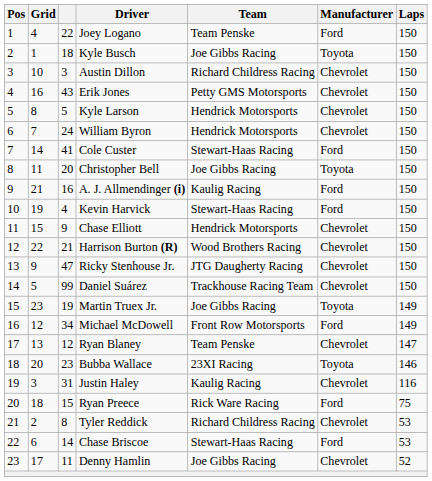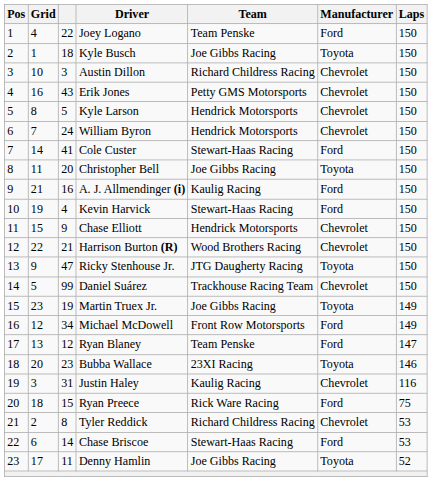(344, 266) Chevrolet -> (337, 266) Toyota
(344, 344) Chevrolet -> (332, 344) Ford
(344, 461) Chevrolet -> (337, 461) Toyota
